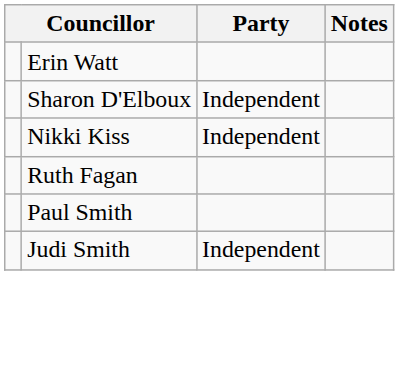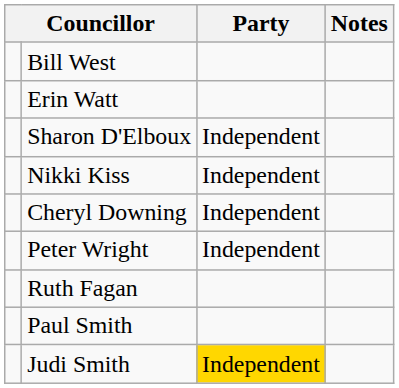+ row: (71, 61)
+ row: (107, 212)
+ row: (88, 250)
(261, 250) no background -> (261, 363) gold background
